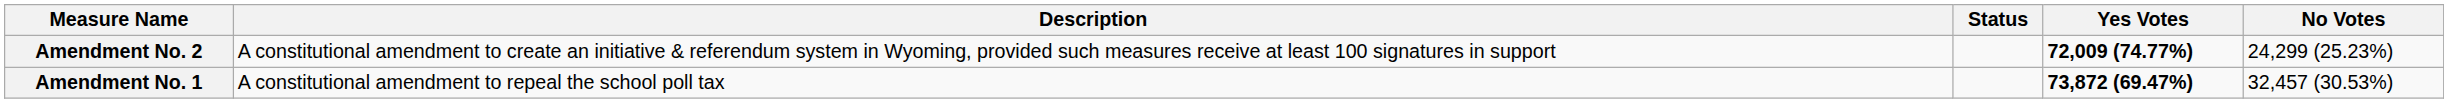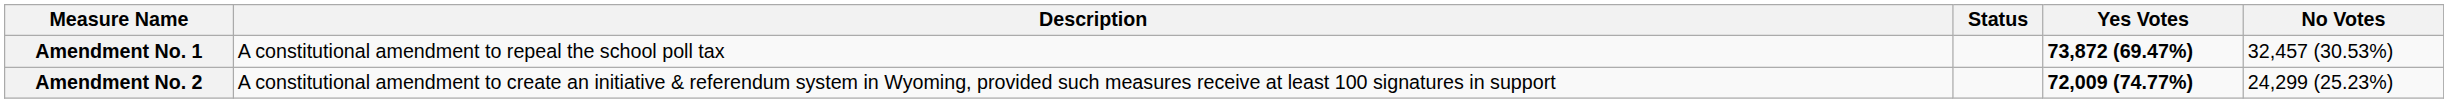rows swapped: (119, 82) <-> (119, 51)
